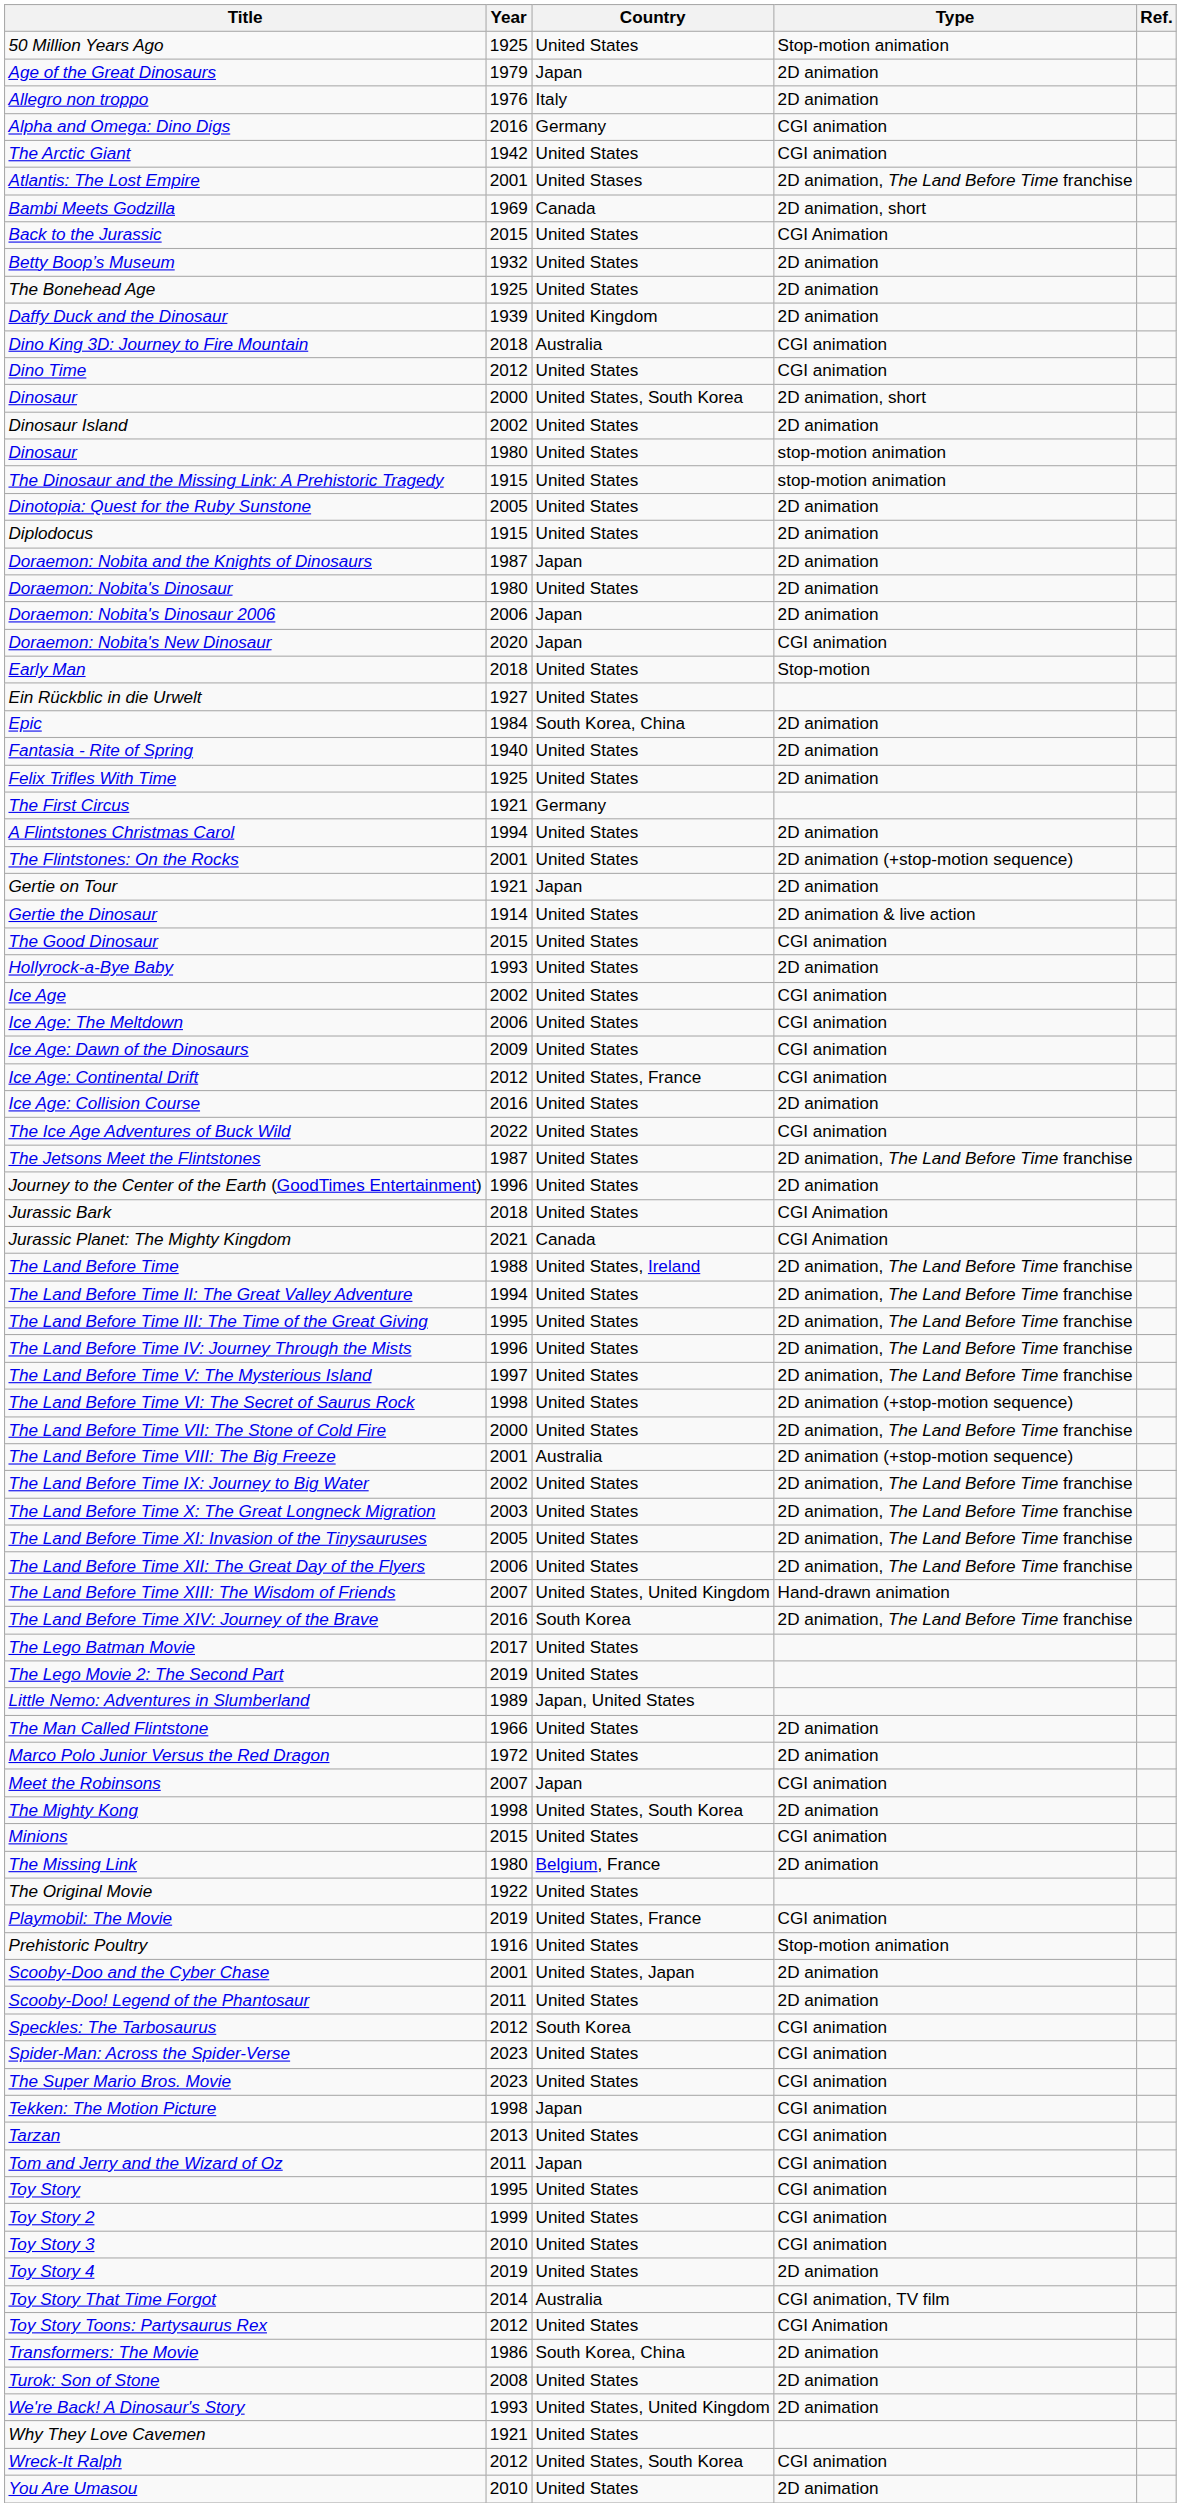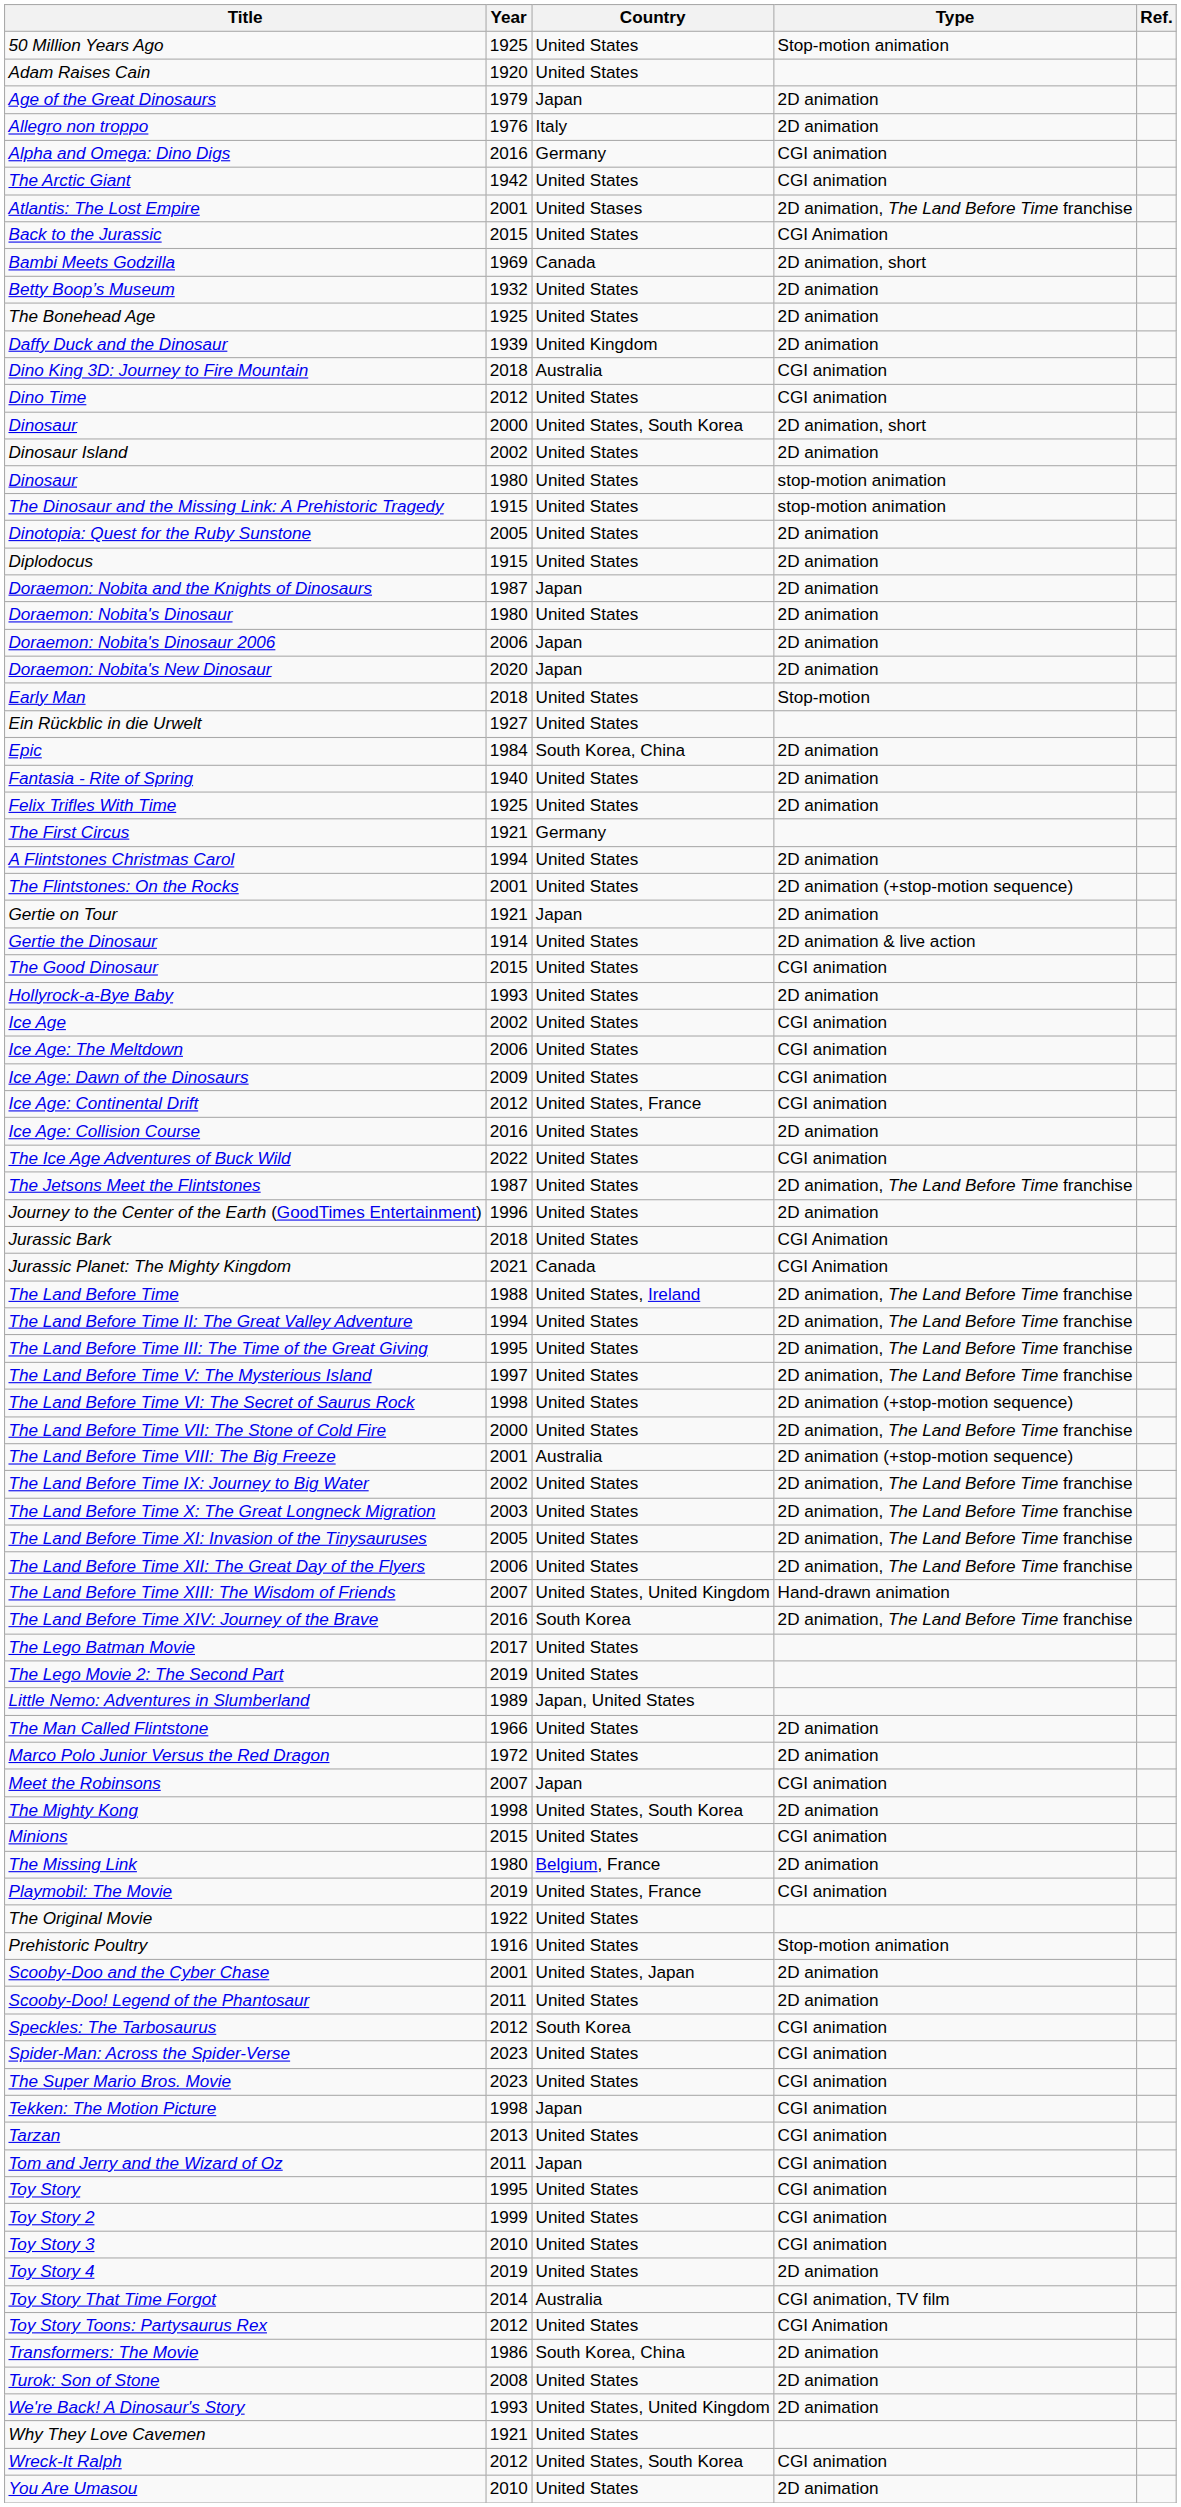+ row: (79, 72)
rows swapped: (85, 235) <-> (92, 208)
(832, 642) CGI animation -> (828, 669) 2D animation
- row: (210, 1348)
rows swapped: (80, 1891) <-> (90, 1918)
